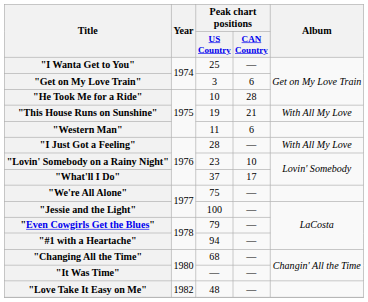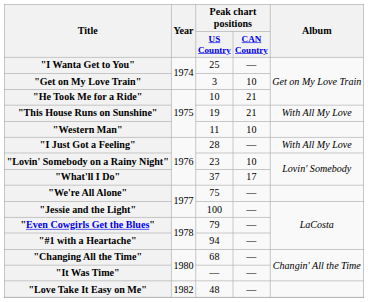(251, 81) 6 -> (251, 81) 10
(251, 97) 28 -> (251, 97) 21
(251, 129) 6 -> (251, 129) 10
